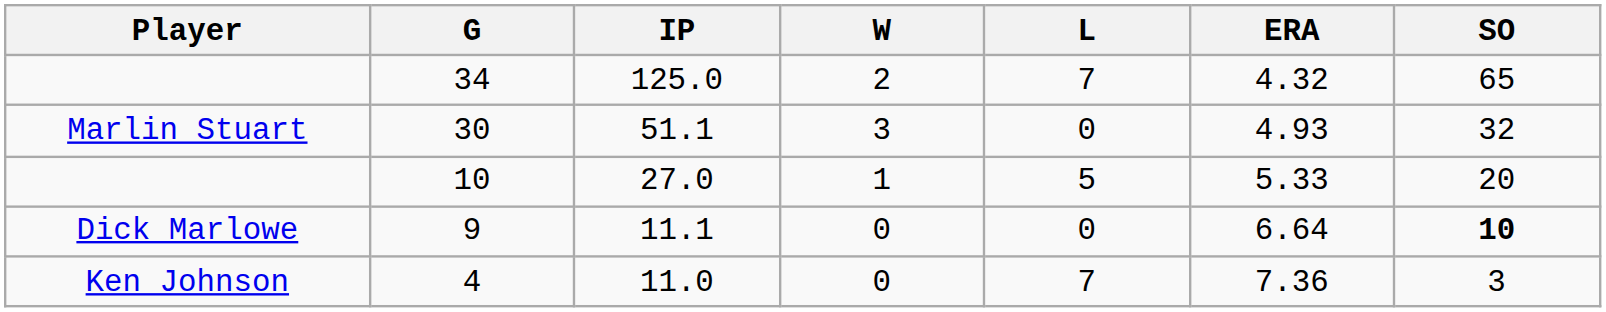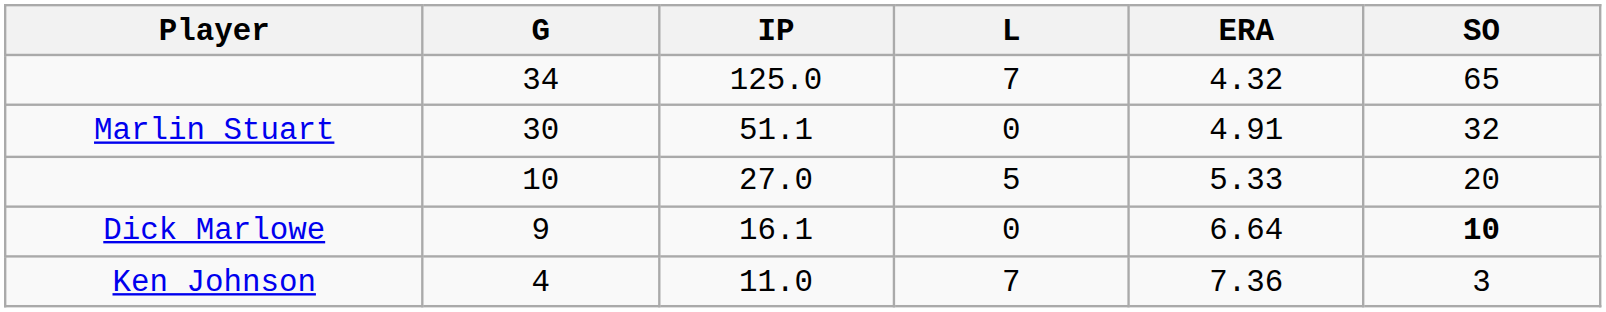- column: (882, 30)
(1292, 131) 4.93 -> (1246, 131) 4.91
(677, 231) 11.1 -> (776, 231) 16.1
